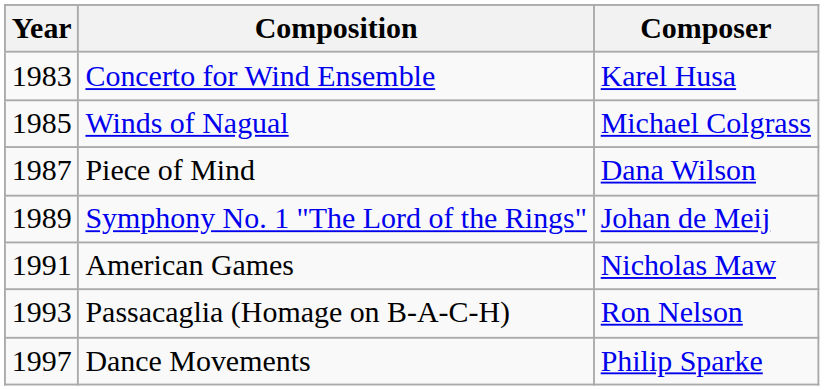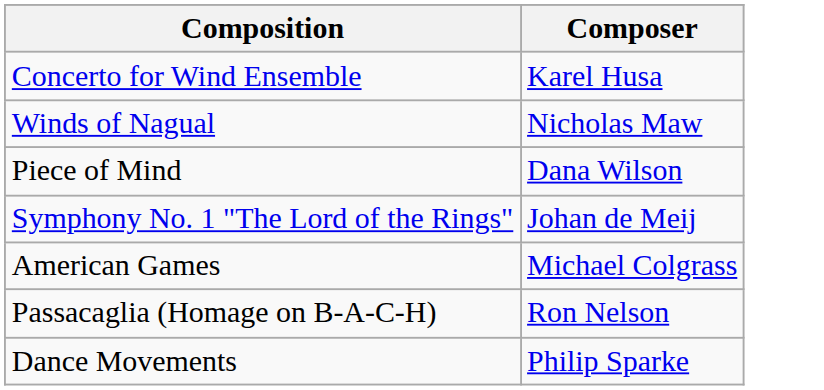- column: (42, 28)
(706, 123) Michael Colgrass -> (615, 123) Nicholas Maw
(688, 265) Nicholas Maw -> (632, 265) Michael Colgrass
